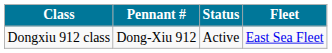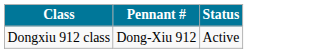- column: (285, 15)
